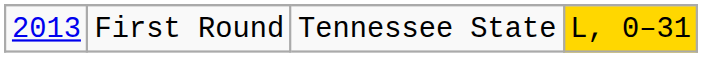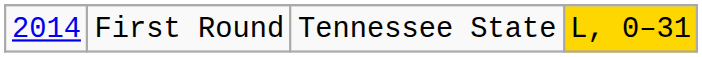(46, 29) 2013 -> (46, 29) 2014
